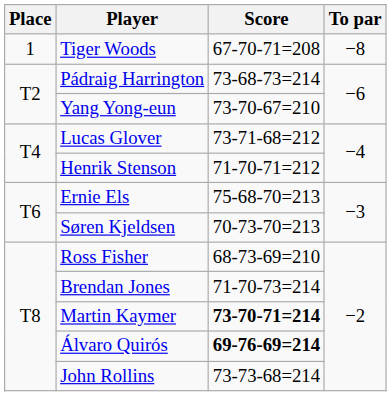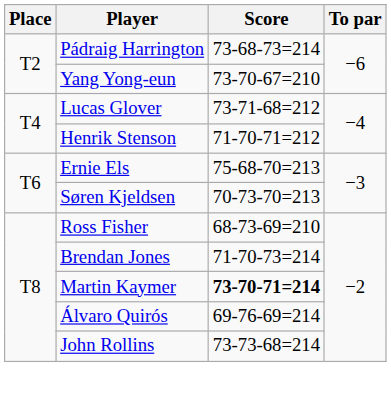- row: (108, 49)
(266, 345) bold -> (266, 316) normal
